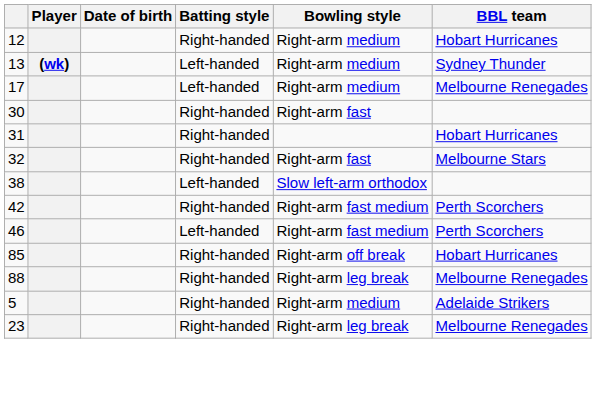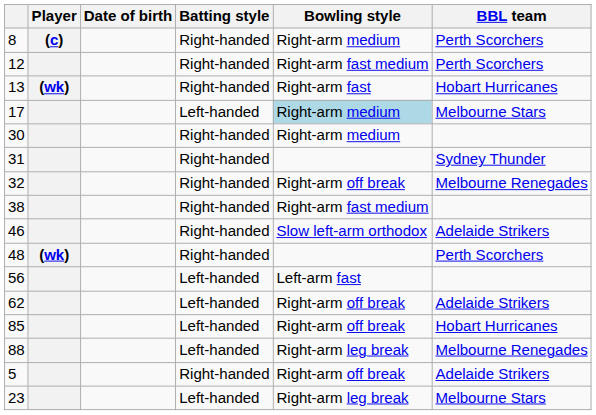+ row: (12, 40)
(338, 40) Right-arm medium -> (352, 64) Right-arm fast medium
(497, 40) Hobart Hurricanes -> (489, 64) Perth Scorchers
(219, 64) Left-handed -> (224, 87) Right-handed
(338, 64) Right-arm medium -> (324, 87) Right-arm fast
(491, 64) Sydney Thunder -> (497, 87) Hobart Hurricanes
(338, 87) no background -> (338, 111) lightblue background
(512, 87) Melbourne Renegades -> (491, 111) Melbourne Stars
(324, 111) Right-arm fast -> (338, 135) Right-arm medium
(497, 135) Hobart Hurricanes -> (491, 159) Sydney Thunder
(324, 159) Right-arm fast -> (341, 183) Right-arm off break
(491, 159) Melbourne Stars -> (512, 183) Melbourne Renegades
(219, 183) Left-handed -> (224, 207) Right-handed
(352, 183) Slow left-arm orthodox -> (352, 207) Right-arm fast medium
- row: (16, 207)
(219, 231) Left-handed -> (224, 231) Right-handed
(352, 231) Right-arm fast medium -> (352, 231) Slow left-arm orthodox
(489, 231) Perth Scorchers -> (492, 231) Adelaide Strikers
+ row: (16, 254)
+ row: (16, 278)
+ row: (16, 302)
(224, 254) Right-handed -> (219, 326) Left-handed
(224, 278) Right-handed -> (219, 350) Left-handed
(338, 302) Right-arm medium -> (341, 374) Right-arm off break
(224, 326) Right-handed -> (219, 398) Left-handed
(512, 326) Melbourne Renegades -> (491, 398) Melbourne Stars
